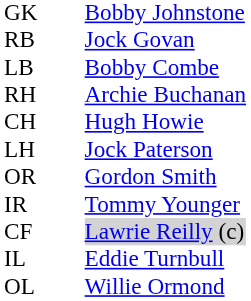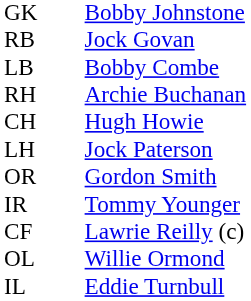(164, 231) lightgrey background -> (164, 231) no background
rows swapped: (15, 258) <-> (20, 286)
